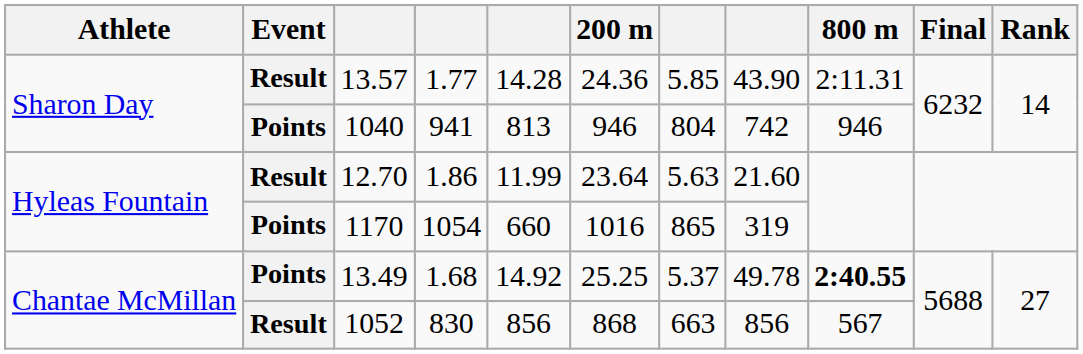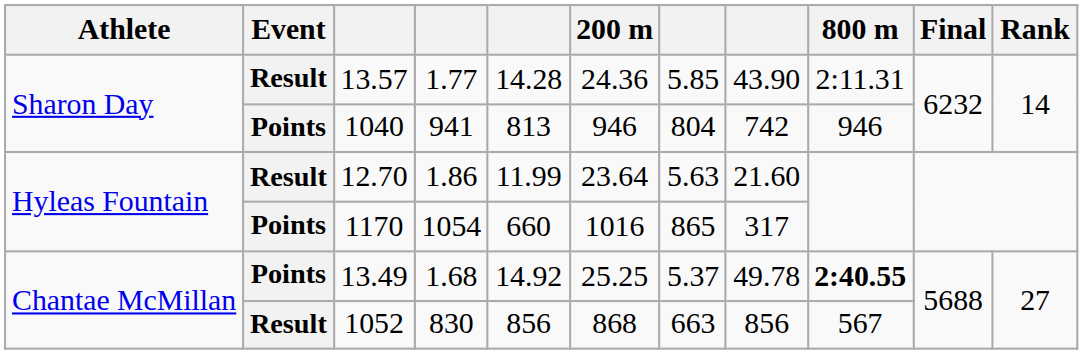(767, 226) 319 -> (767, 226) 317
